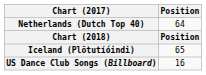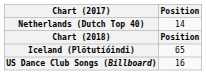(180, 24) 64 -> (180, 24) 14
